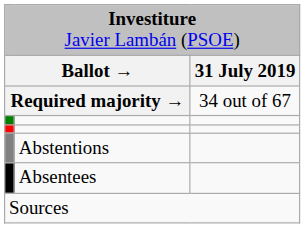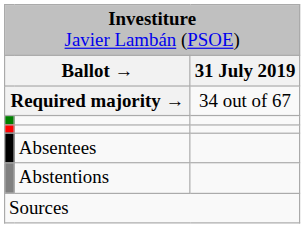rows swapped: (10, 148) <-> (10, 178)
